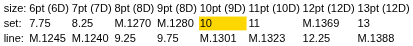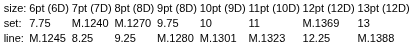(83, 23) 8.25 -> (90, 23) M.1240
(175, 23) M.1280 -> (168, 23) 9.75
(206, 23) gold background -> (206, 23) no background
(90, 38) M.1240 -> (83, 38) 8.25
(168, 38) 9.75 -> (175, 38) M.1280
